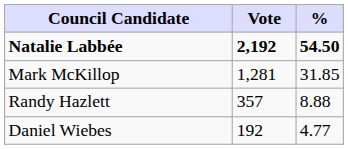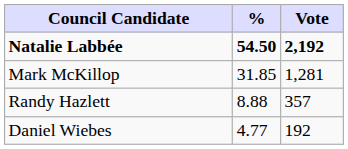columns swapped: (264, 18) <-> (320, 18)
